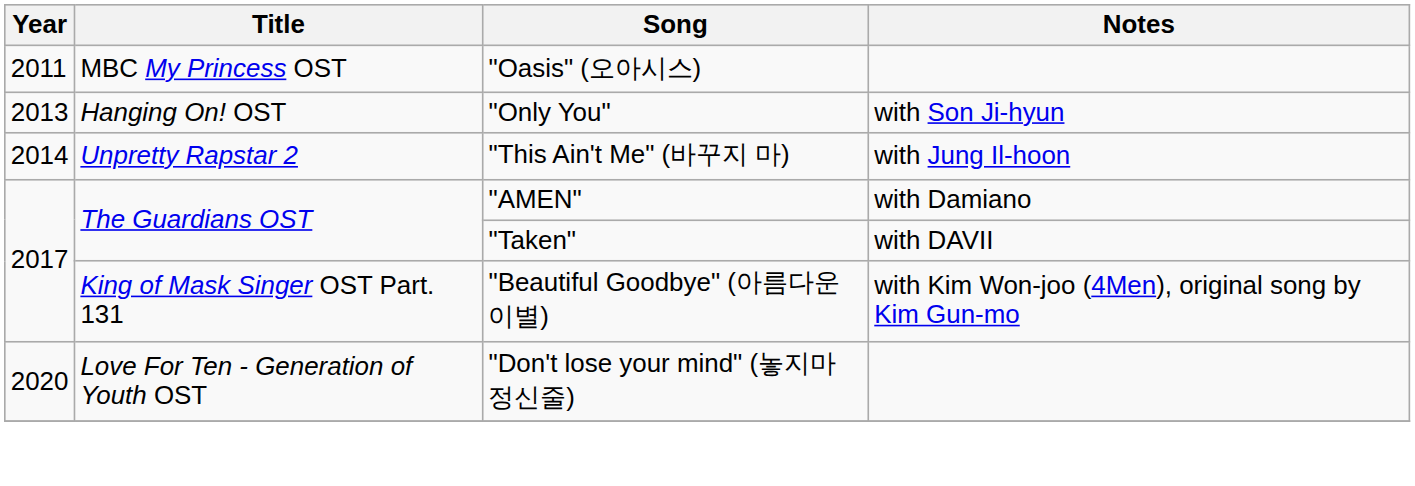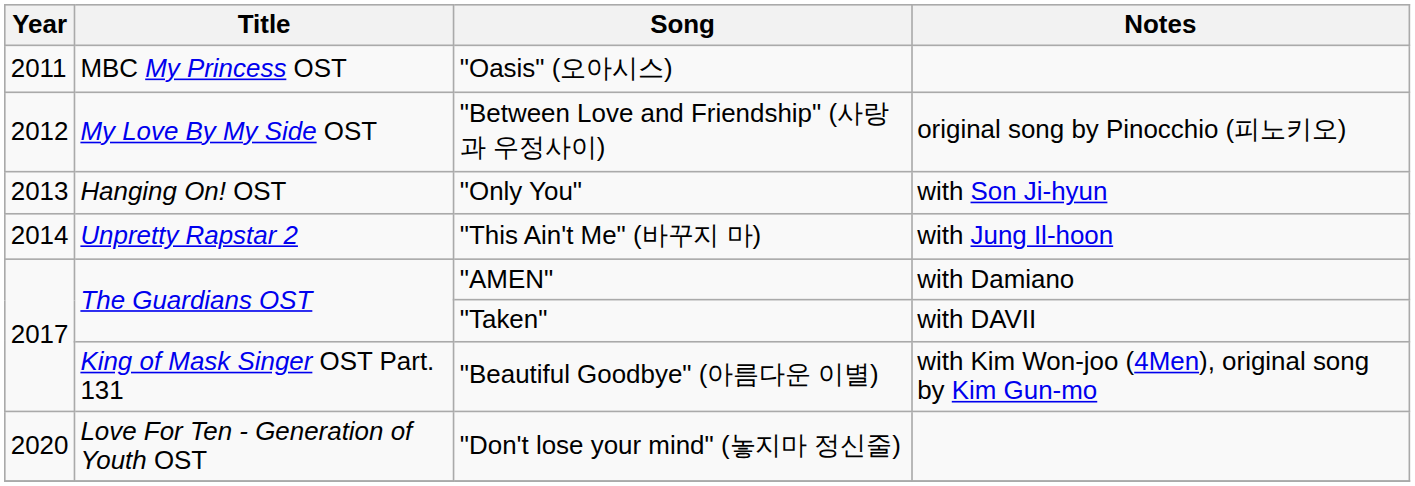+ row: (674, 130)
